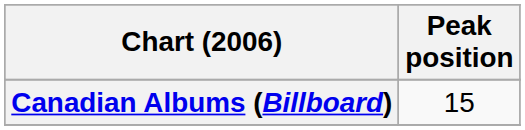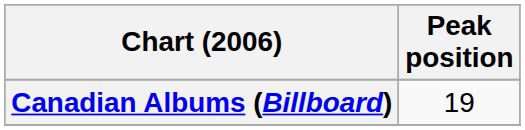(459, 102) 15 -> (459, 102) 19
